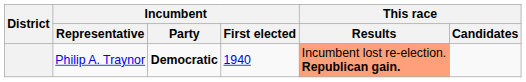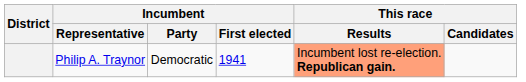(184, 60) bold -> (182, 60) normal
(237, 60) 1940 -> (232, 60) 1941
